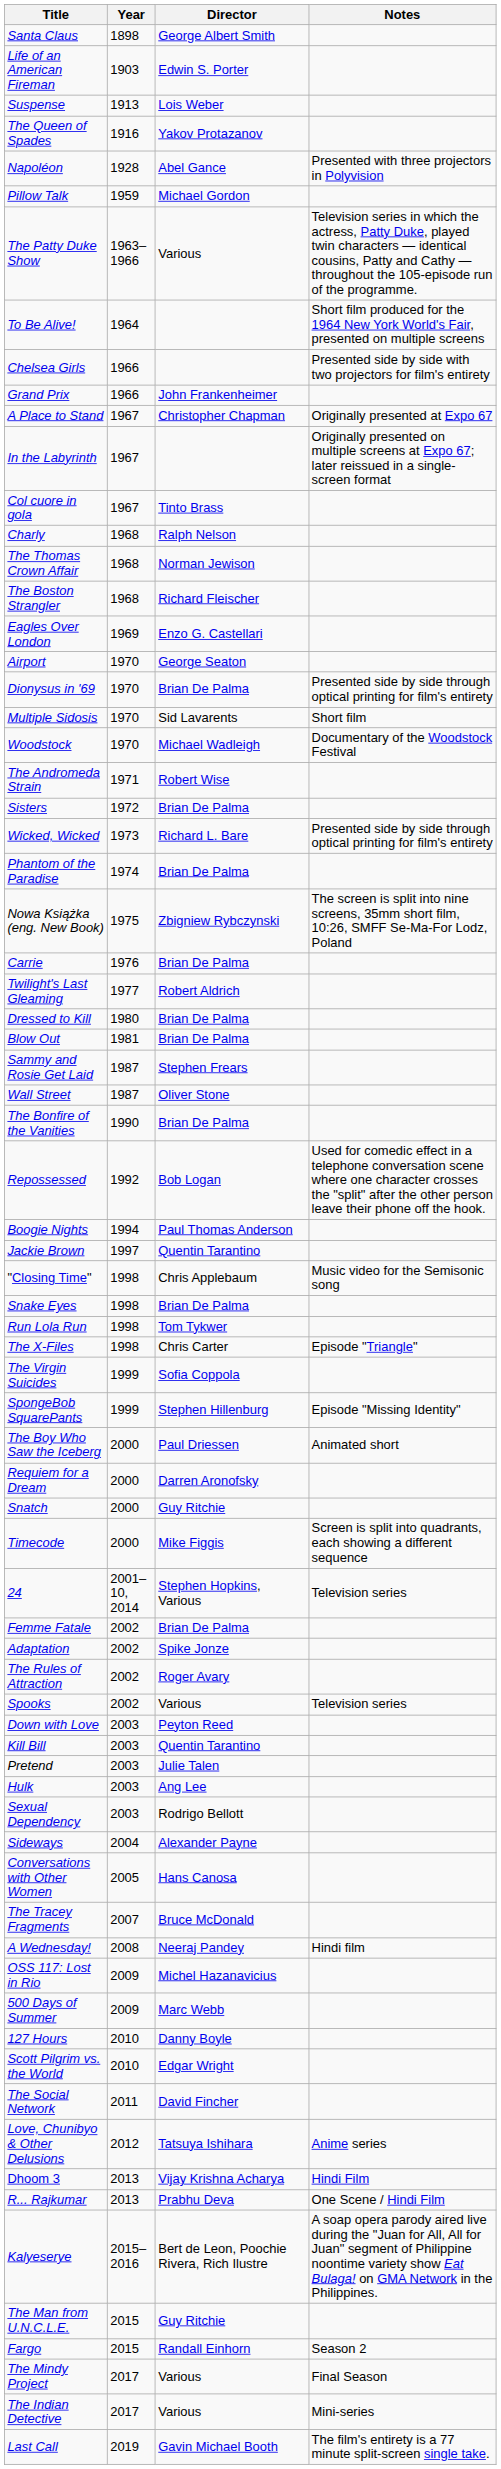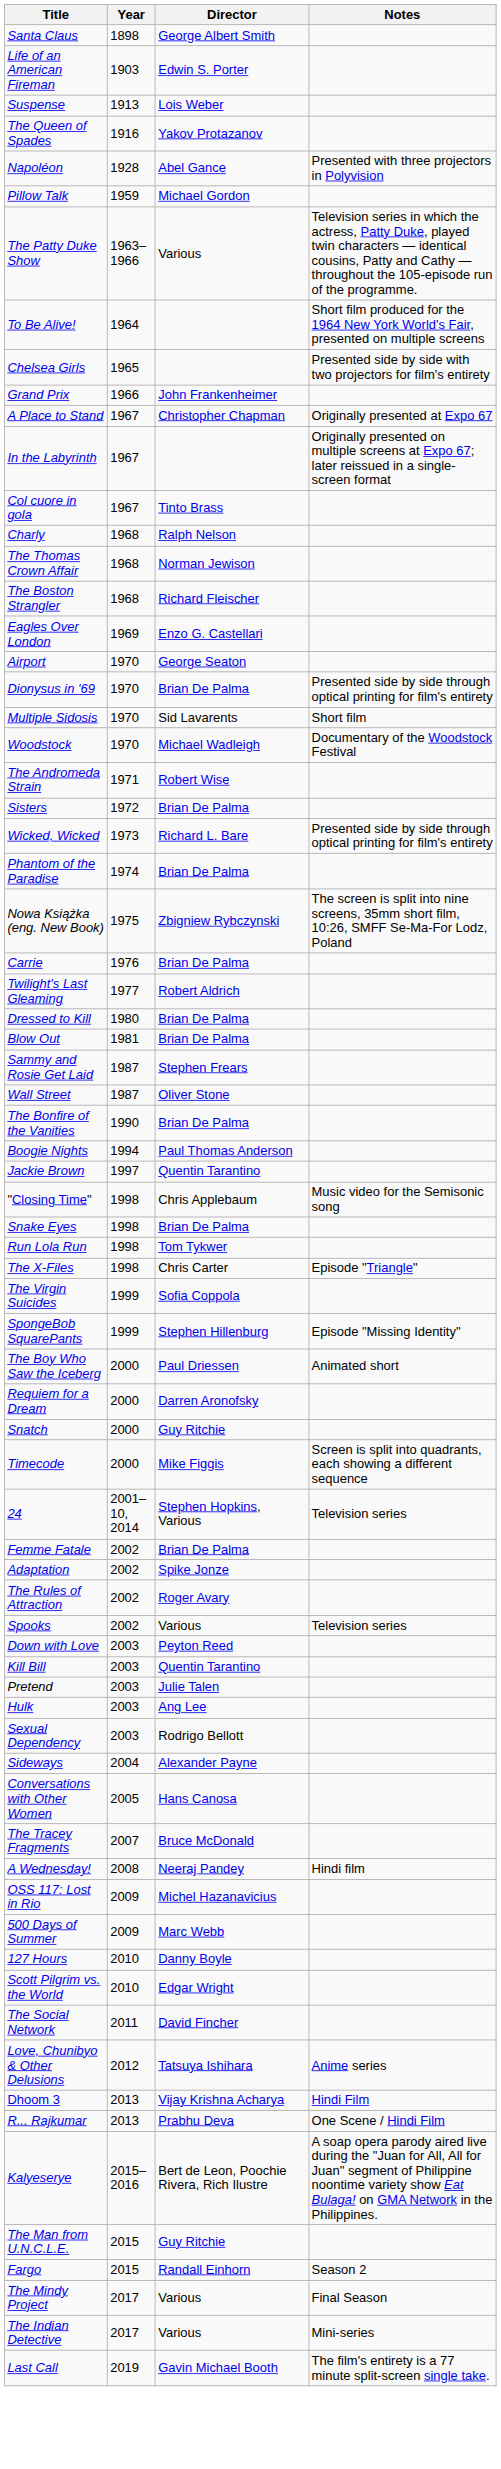(125, 367) 1966 -> (125, 367) 1965
- row: (47, 1180)
